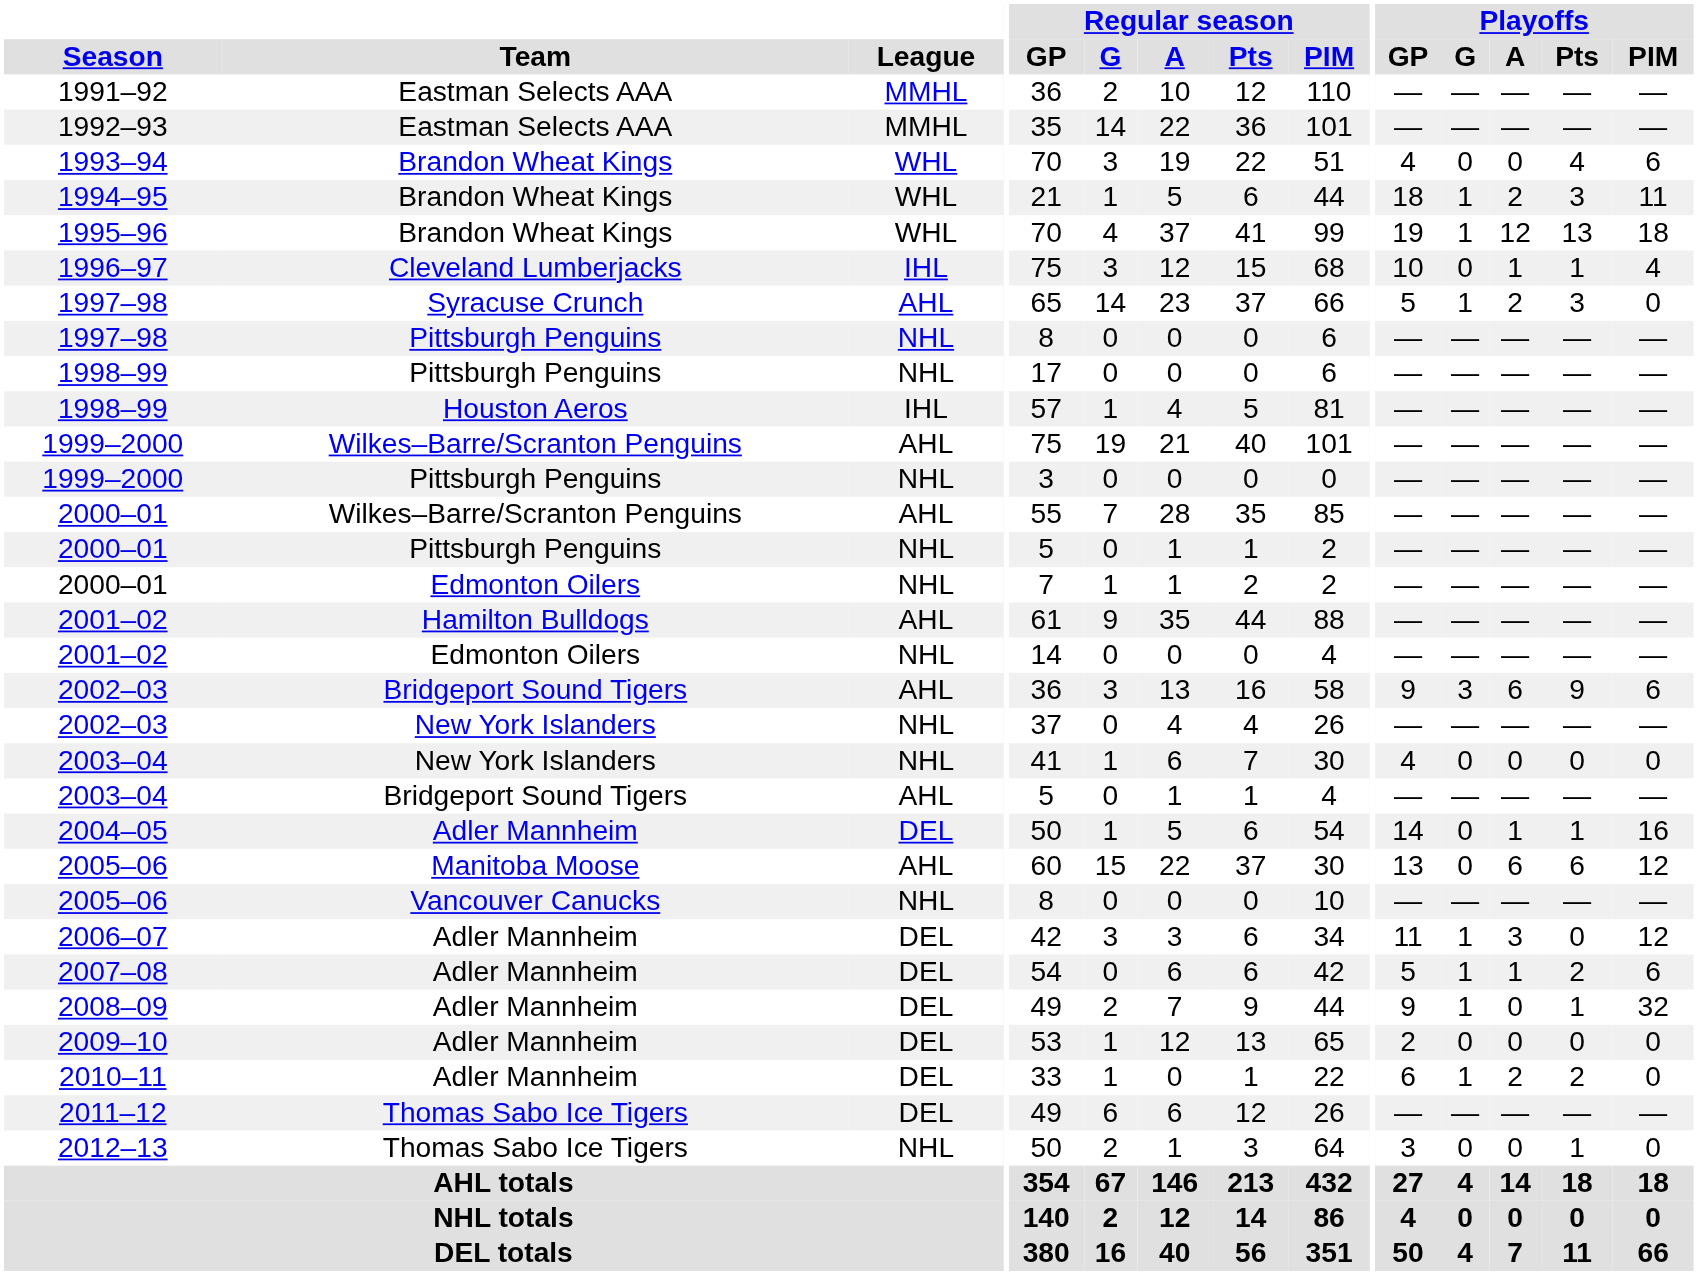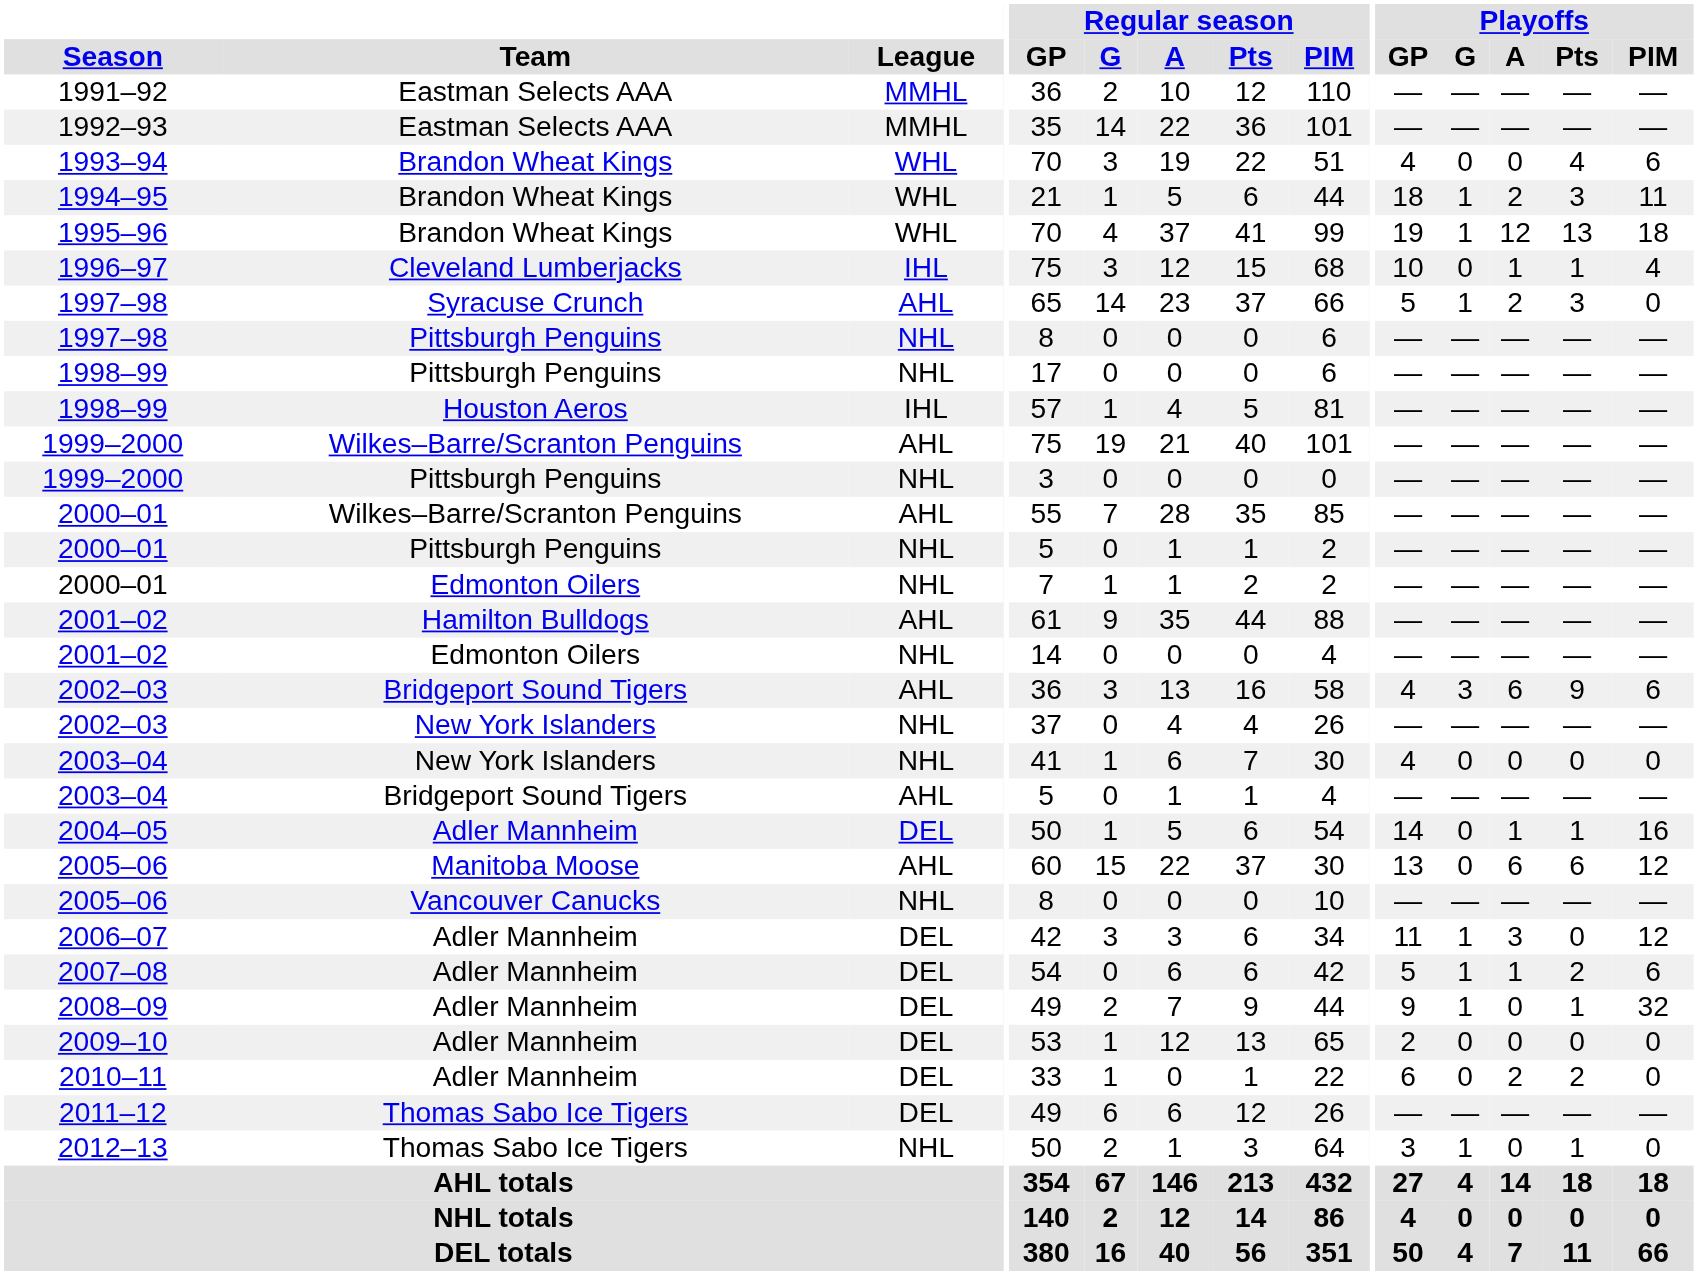(1408, 690) 9 -> (1408, 690) 4
(1465, 1077) 1 -> (1465, 1077) 0
(1465, 1147) 0 -> (1465, 1147) 1
